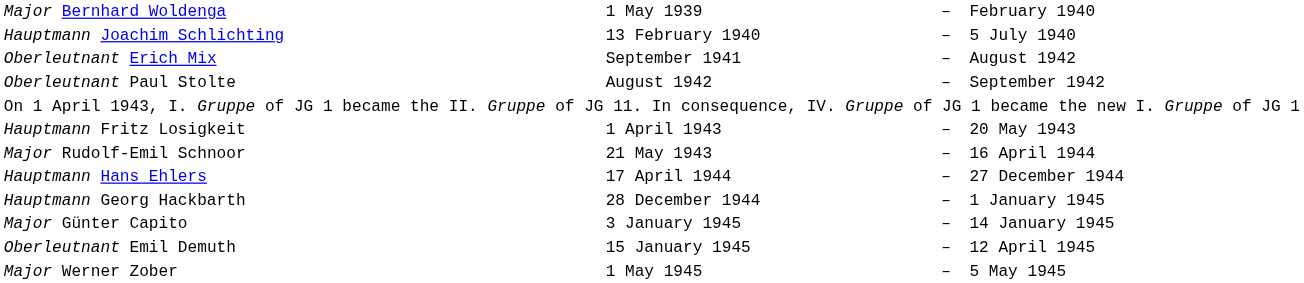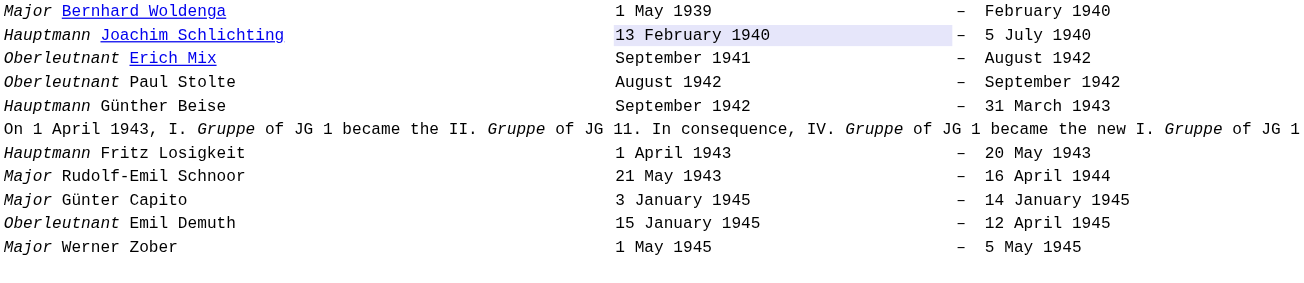(683, 36) no background -> (693, 36) lavender background
+ row: (115, 106)
- row: (105, 177)
- row: (125, 200)
